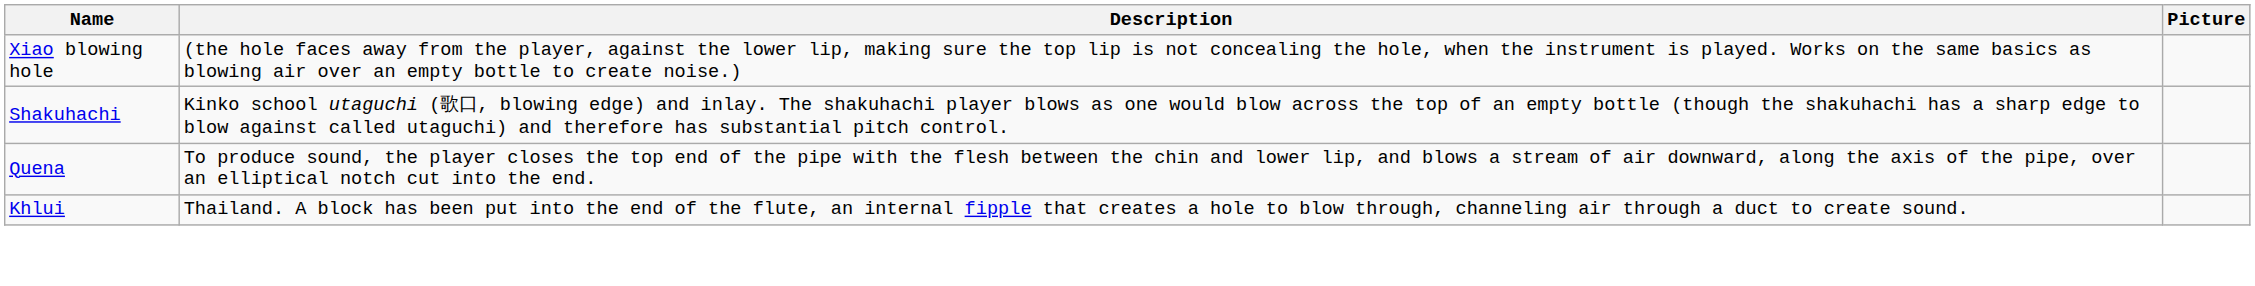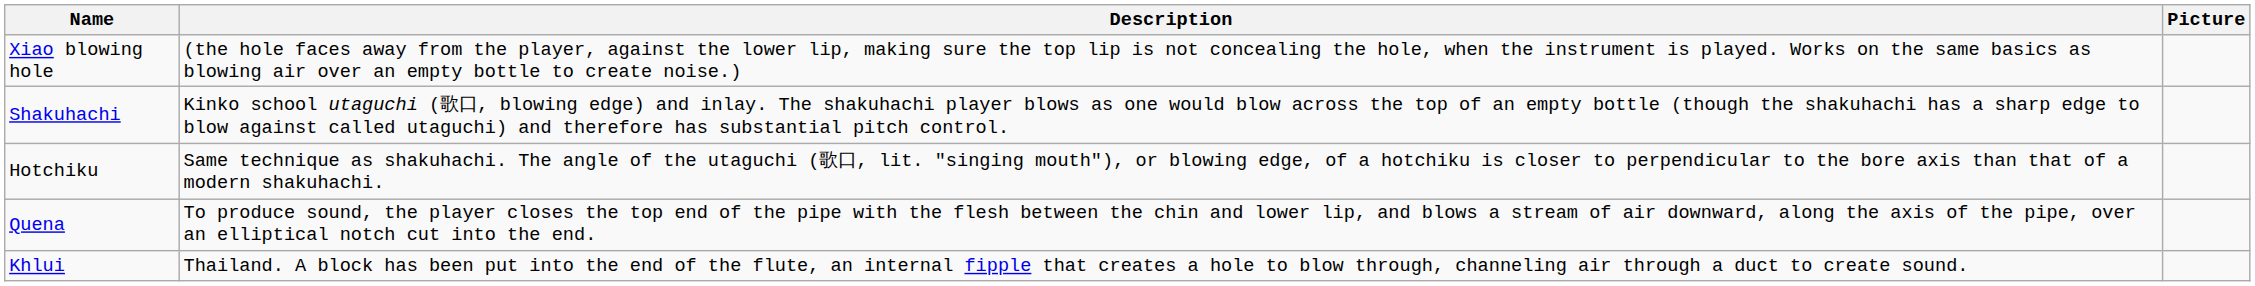+ row: (54, 171)
